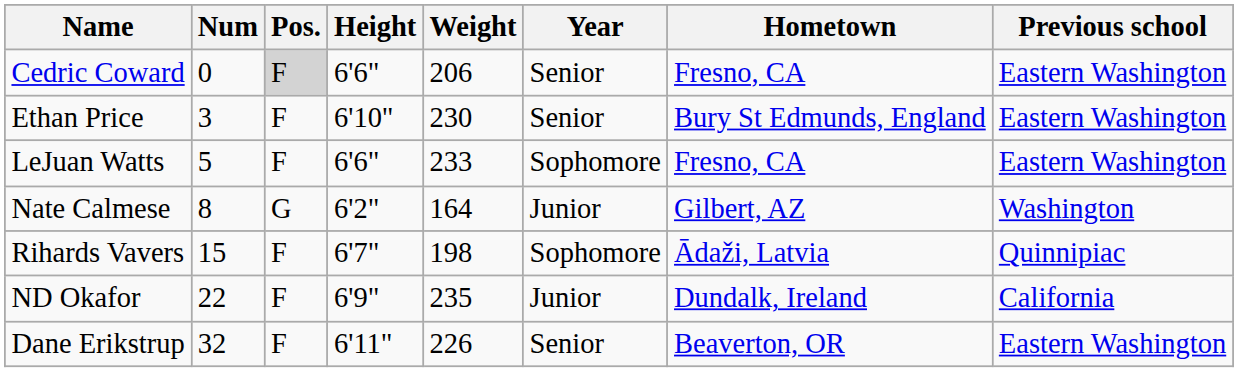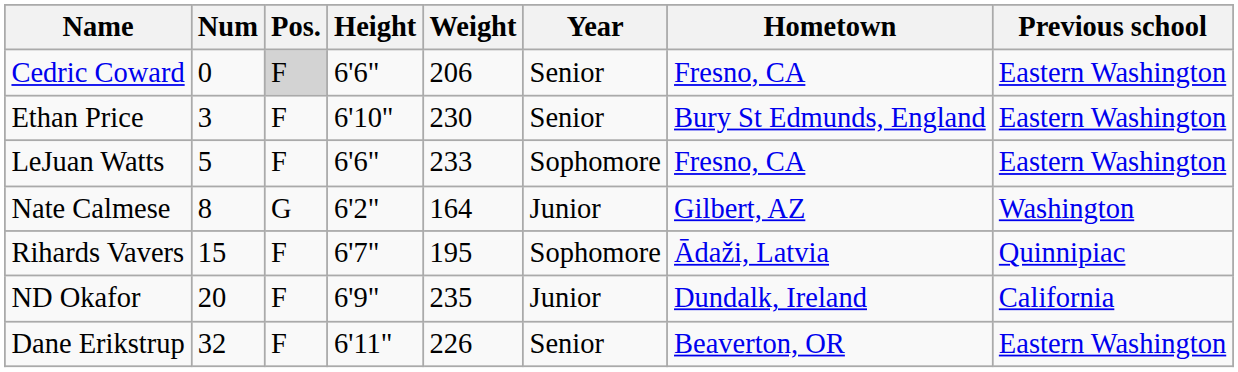(451, 252) 198 -> (451, 252) 195
(212, 298) 22 -> (212, 298) 20
